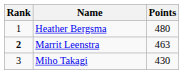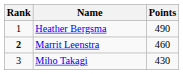(162, 28) 480 -> (162, 28) 490
(162, 45) 463 -> (162, 45) 460
